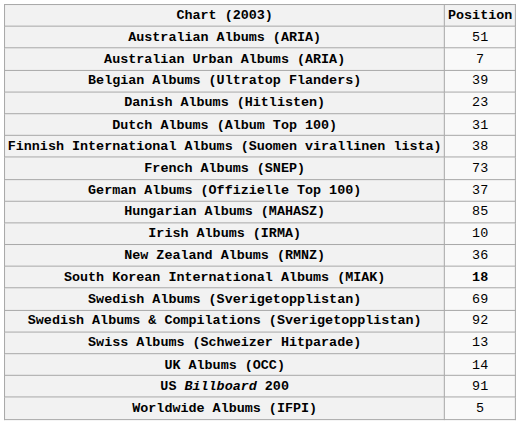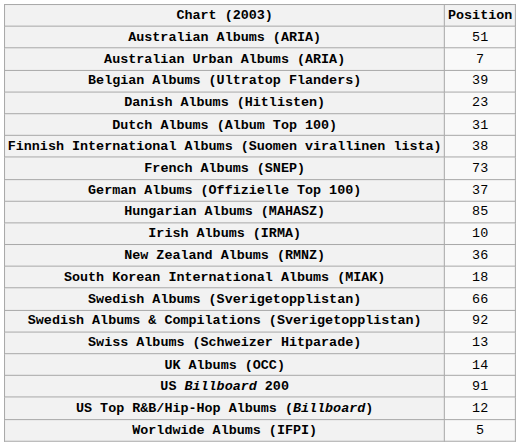(480, 277) bold -> (480, 277) normal
(480, 299) 69 -> (480, 299) 66
+ row: (225, 408)
